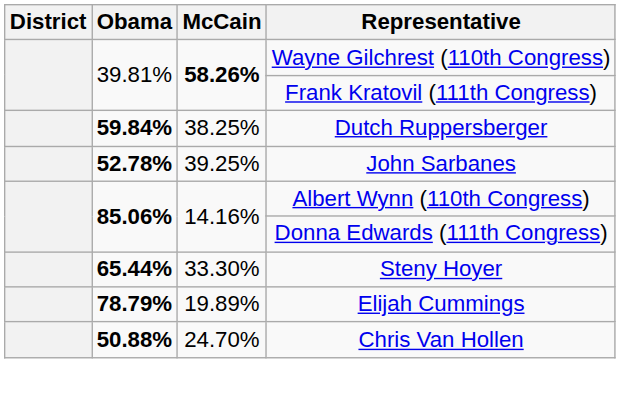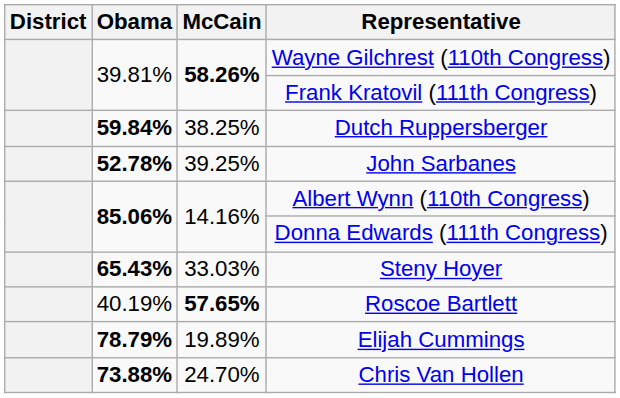(134, 269) 65.44% -> (134, 269) 65.43%
(222, 269) 33.30% -> (222, 269) 33.03%
+ row: (441, 304)
(134, 339) 50.88% -> (134, 374) 73.88%
